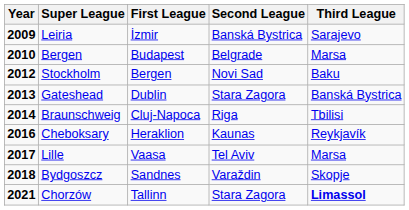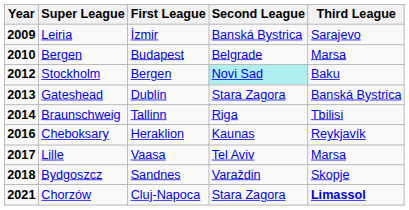(237, 74) no background -> (237, 74) paleturquoise background
(165, 114) Cluj-Napoca -> (149, 114) Tallinn
(149, 194) Tallinn -> (165, 194) Cluj-Napoca
